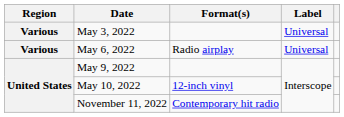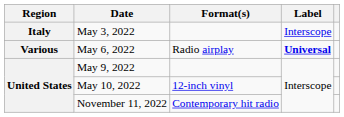(39, 31) Various -> (39, 31) Italy
(306, 31) Universal -> (308, 31) Interscope
(306, 49) normal -> (307, 49) bold
